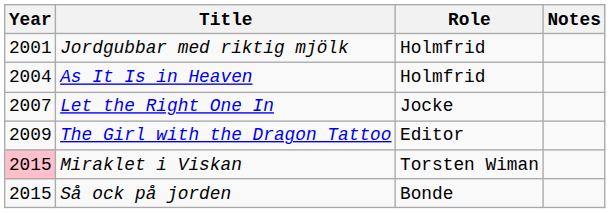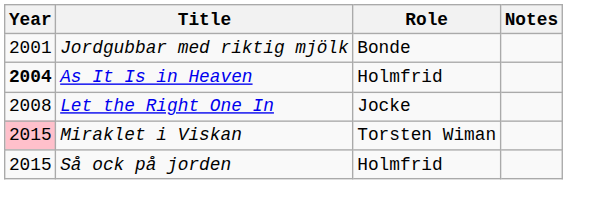(443, 48) Holmfrid -> (384, 48) Bonde
(30, 77) normal -> (30, 77) bold
(30, 106) 2007 -> (30, 106) 2008
- row: (226, 135)
(427, 193) Bonde -> (400, 164) Holmfrid
